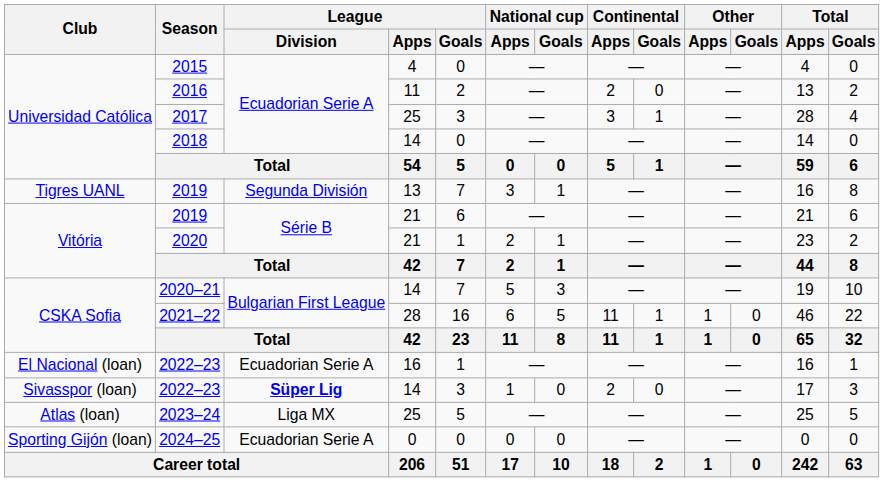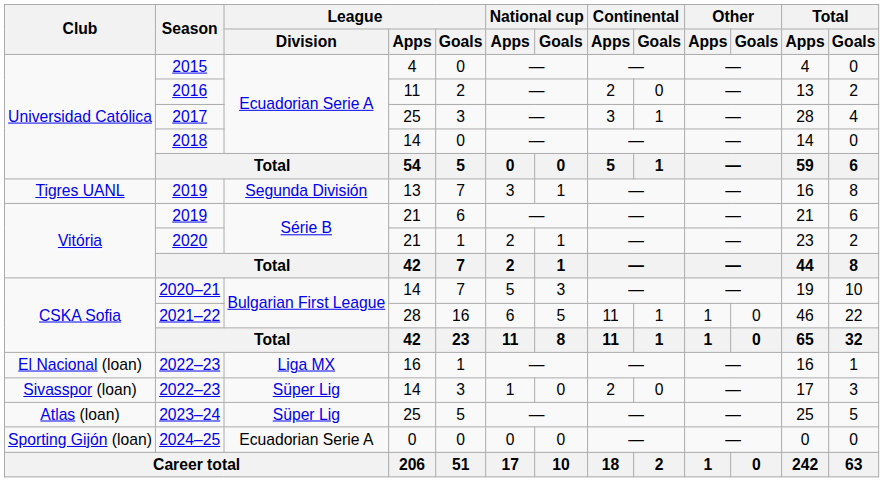(306, 365) Ecuadorian Serie A -> (306, 365) Liga MX
(306, 389) bold -> (306, 389) normal
(306, 414) Liga MX -> (306, 414) Süper Lig
